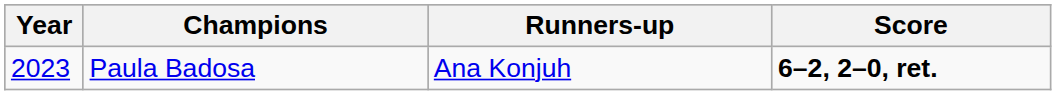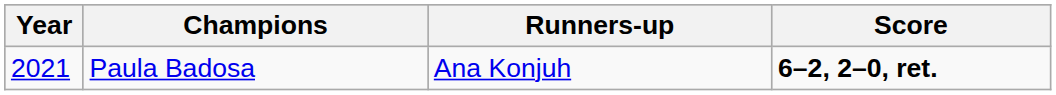(40, 67) 2023 -> (40, 67) 2021
